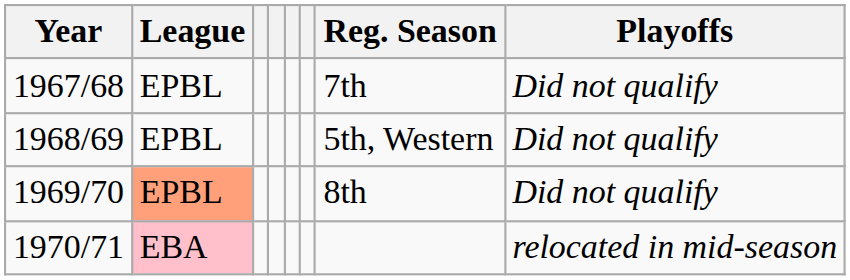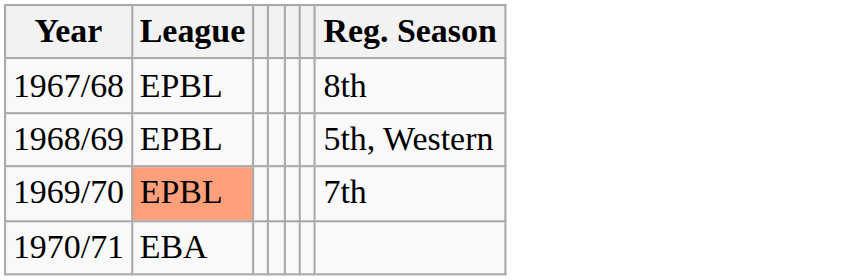- column: (675, 31)
(345, 85) 7th -> (345, 85) 8th
(345, 192) 8th -> (345, 192) 7th
(174, 246) pink background -> (174, 246) no background
